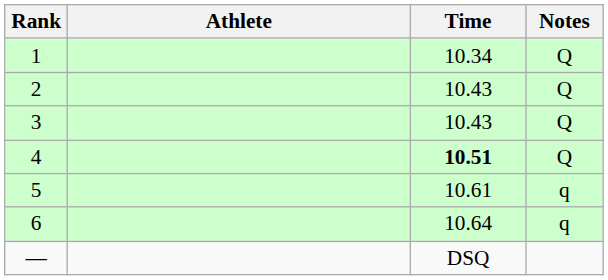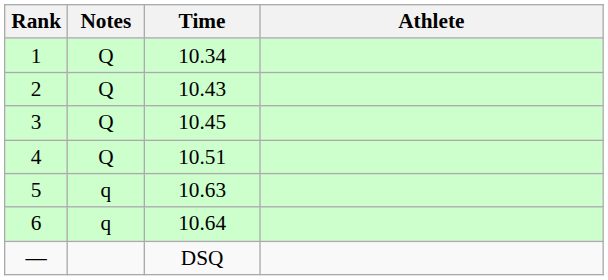columns swapped: (239, 21) <-> (564, 21)
(468, 122) 10.43 -> (202, 122) 10.45
(468, 156) bold -> (202, 156) normal
(468, 190) 10.61 -> (202, 190) 10.63
